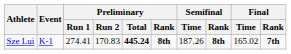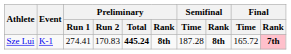(191, 42) 187.26 -> (191, 42) 187.28
(246, 42) 165.02 -> (246, 42) 165.72
(273, 42) no background -> (273, 42) pink background
